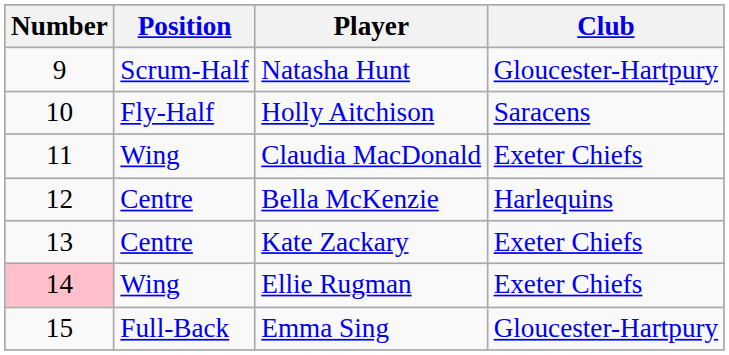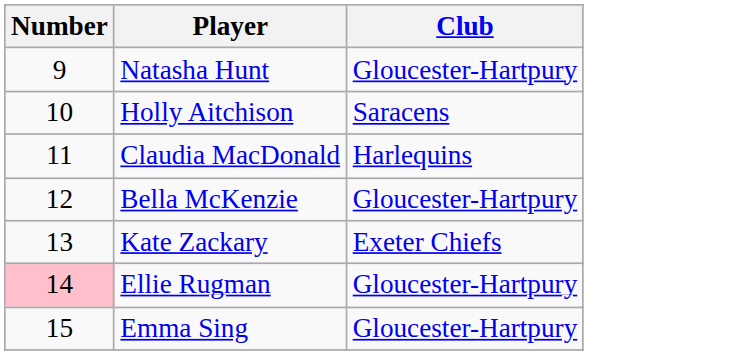- column: (185, 26)
(568, 155) Exeter Chiefs -> (412, 155) Harlequins
(553, 198) Harlequins -> (465, 198) Gloucester-Hartpury
(568, 284) Exeter Chiefs -> (465, 284) Gloucester-Hartpury
